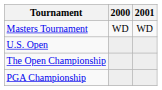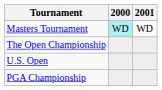(120, 29) no background -> (120, 29) paleturquoise background
rows swapped: (27, 45) <-> (56, 61)
